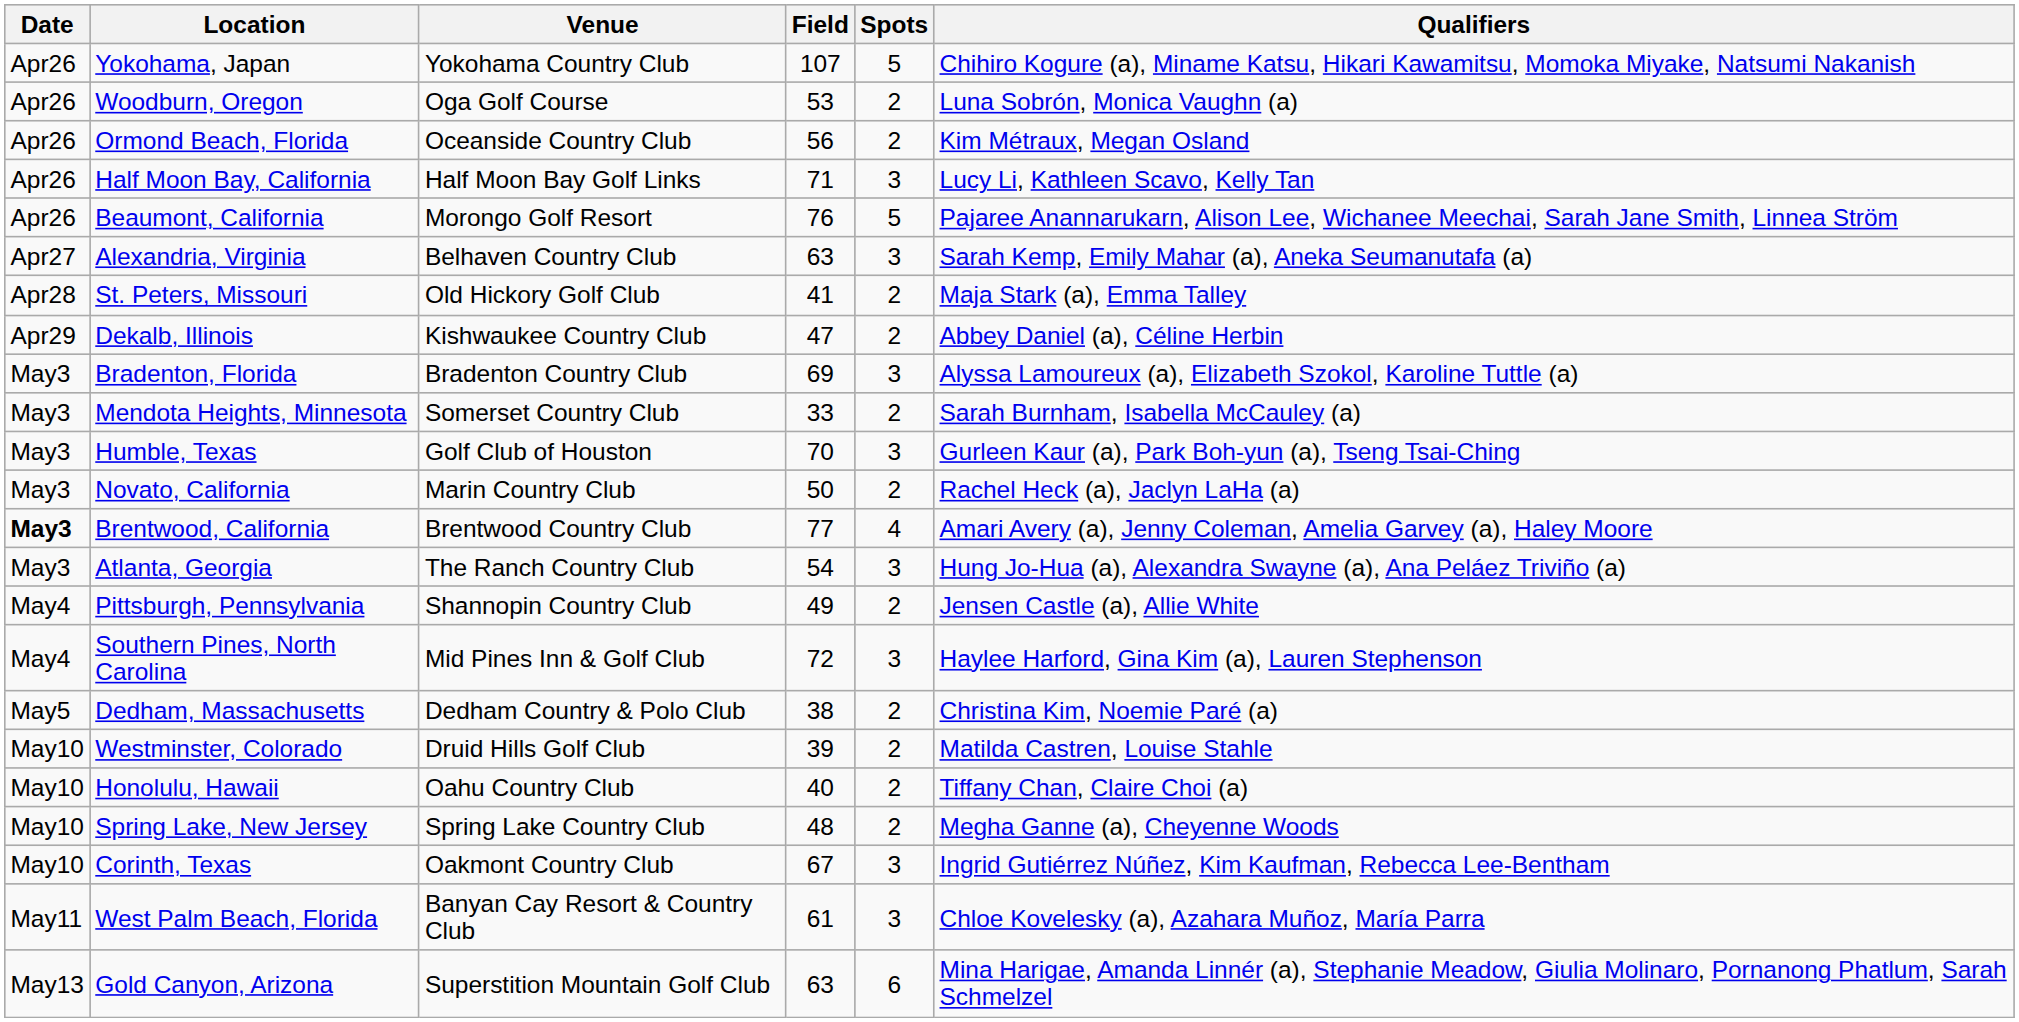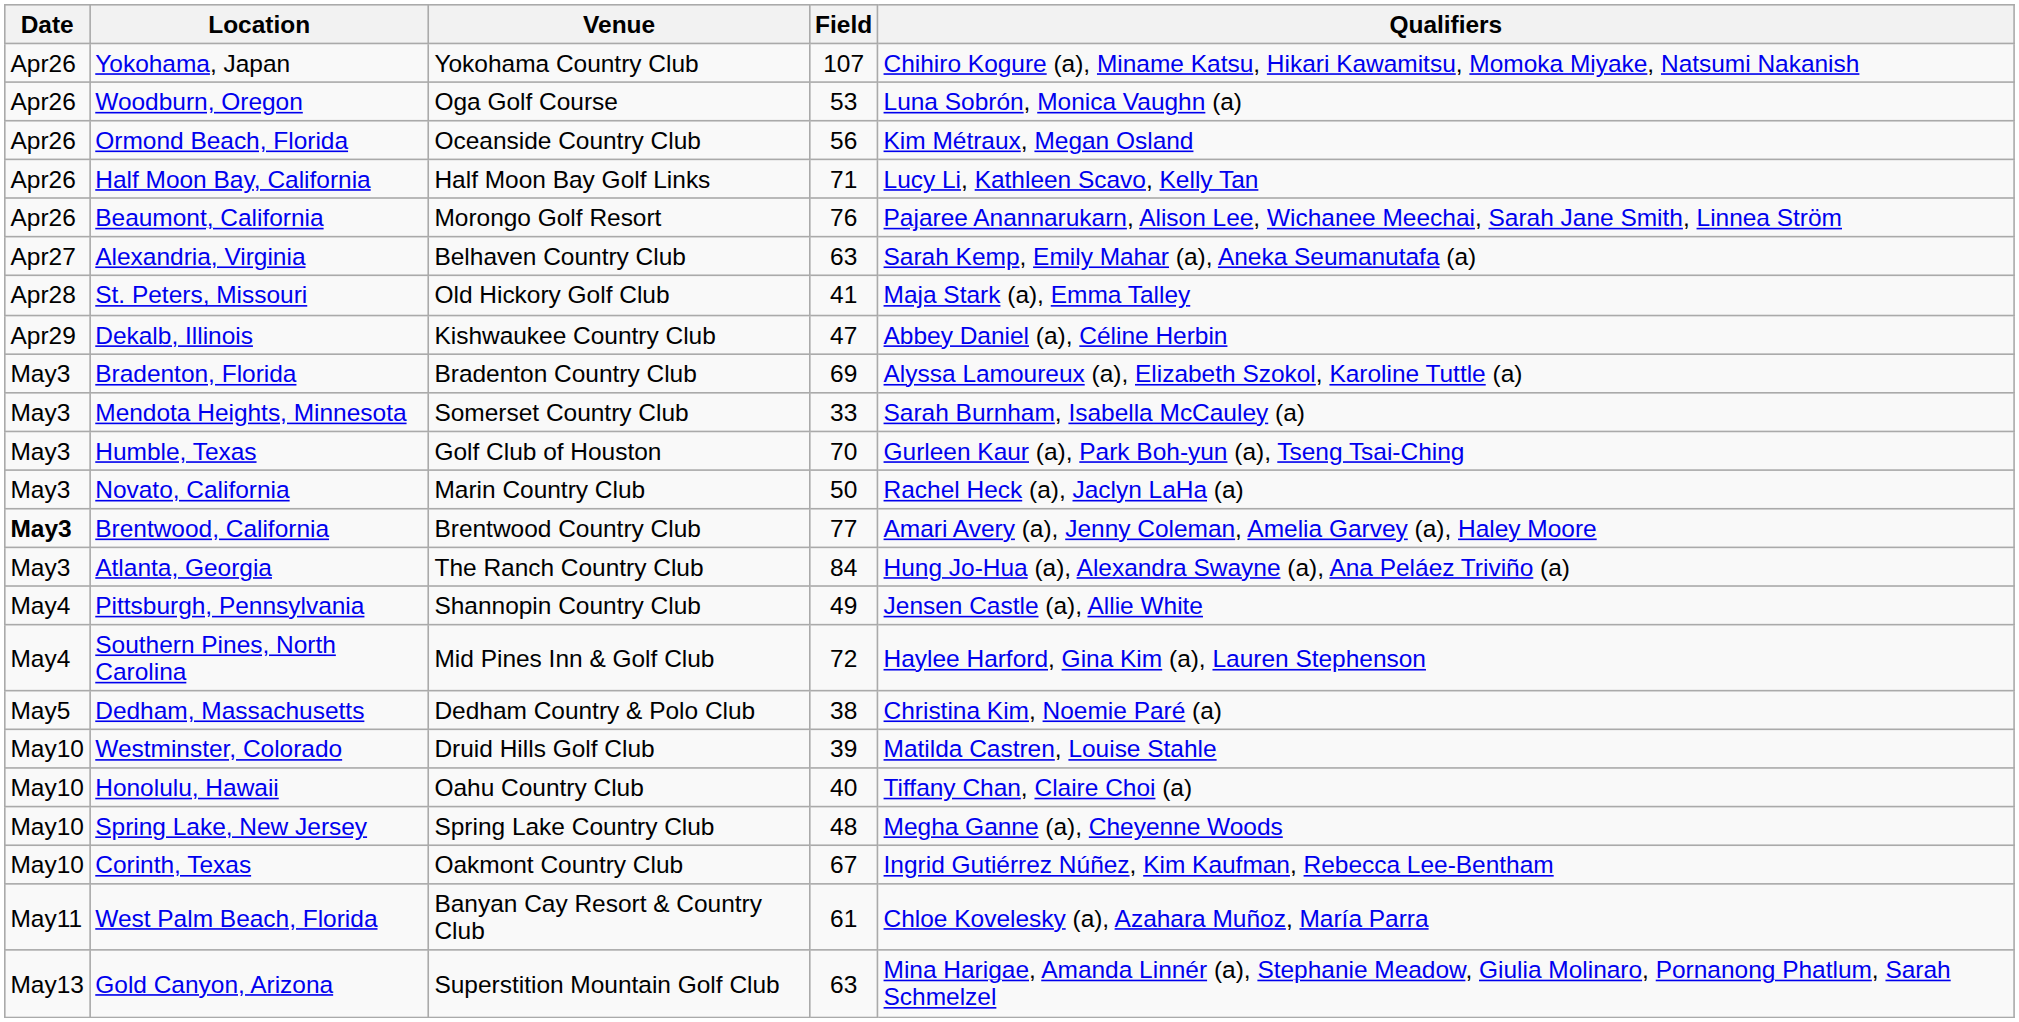- column: (894, 24)
(820, 567) 54 -> (844, 567) 84
